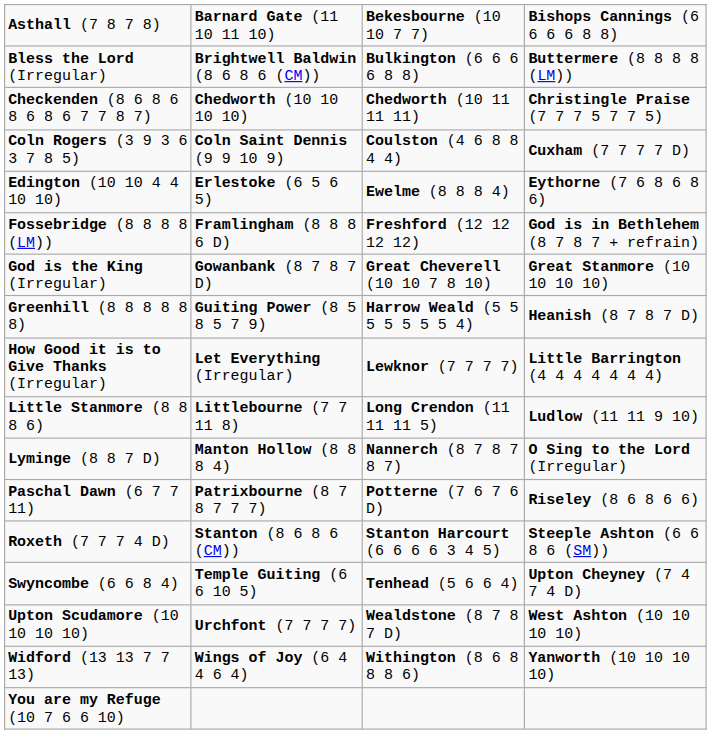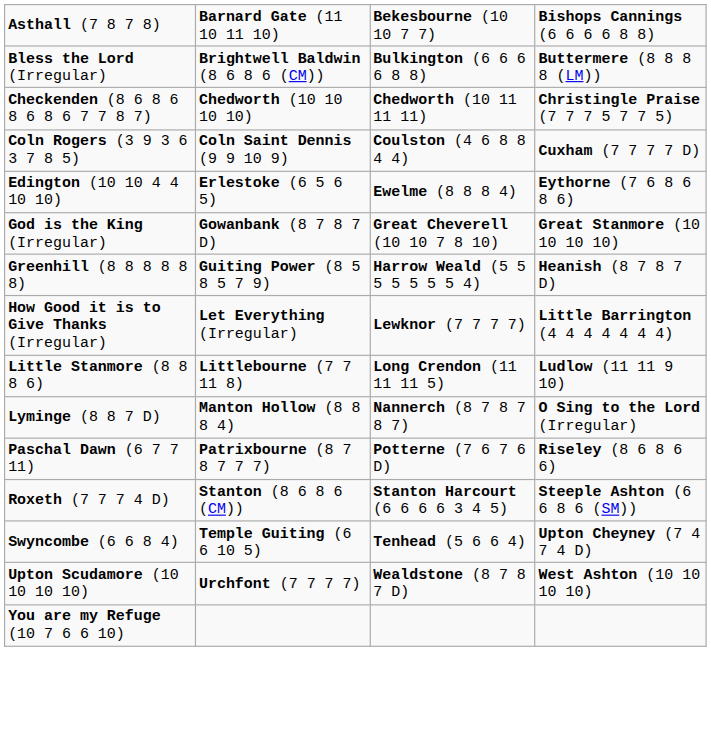- row: (98, 233)
- row: (89, 667)
